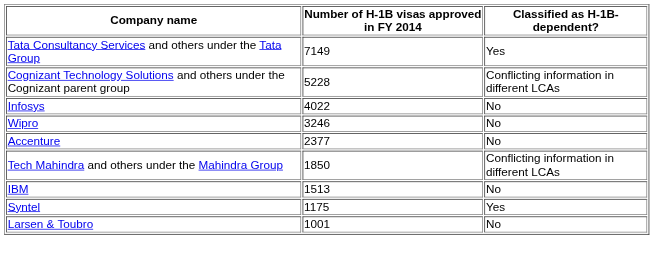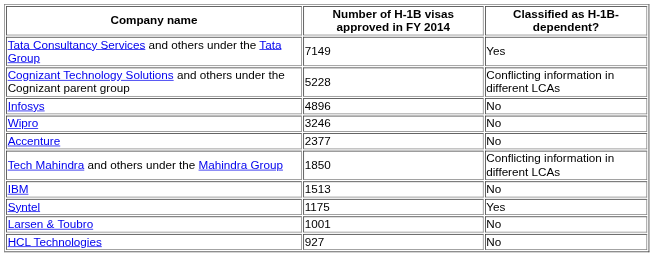(317, 106) 4022 -> (318, 106) 4896
+ row: (55, 242)
